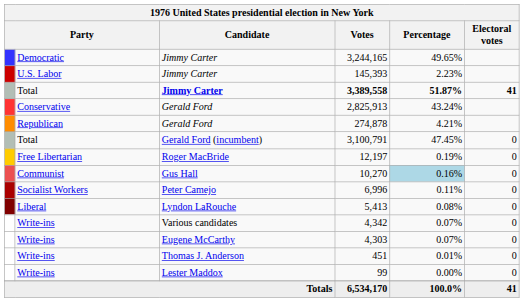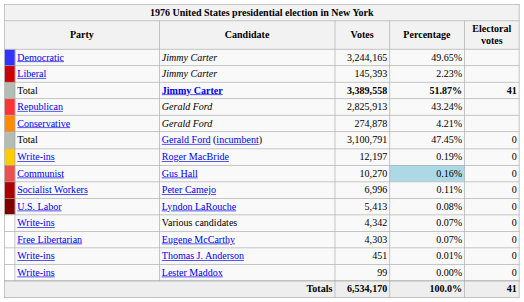(39, 74) U.S. Labor -> (32, 74) Liberal
(44, 107) Conservative -> (40, 107) Republican
(40, 124) Republican -> (44, 124) Conservative
(50, 157) Free Libertarian -> (36, 157) Write-ins
(32, 206) Liberal -> (39, 206) U.S. Labor
(36, 239) Write-ins -> (50, 239) Free Libertarian
